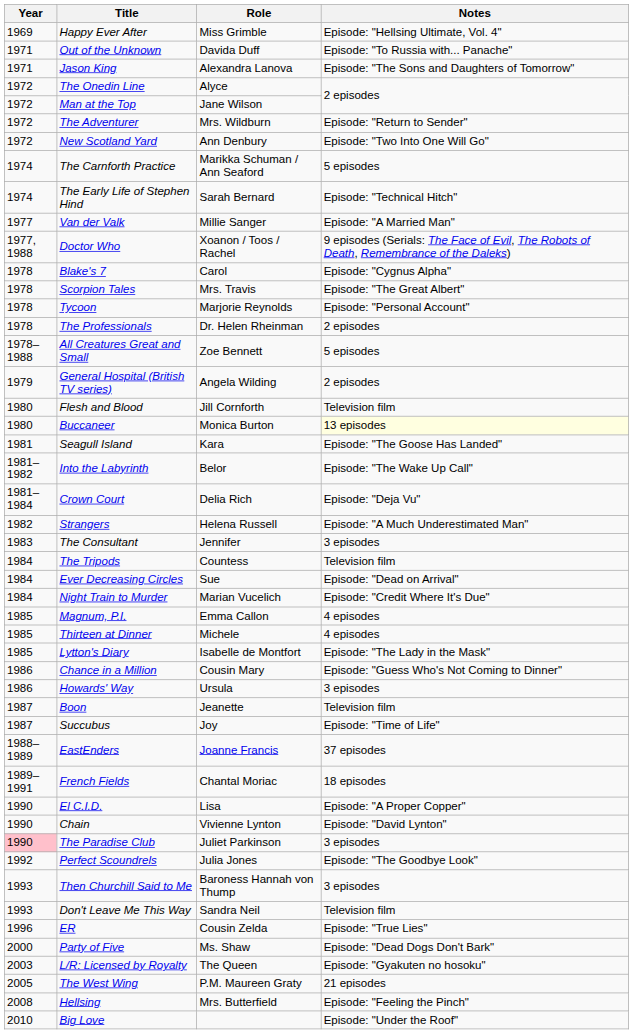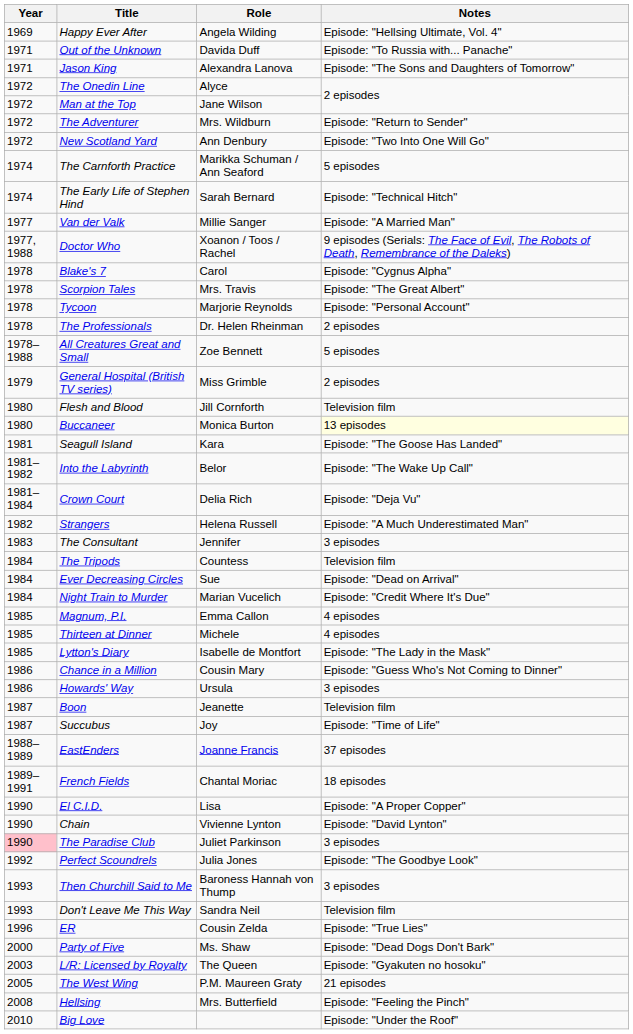(233, 31) Miss Grimble -> (238, 31) Angela Wilding
(238, 382) Angela Wilding -> (233, 382) Miss Grimble
